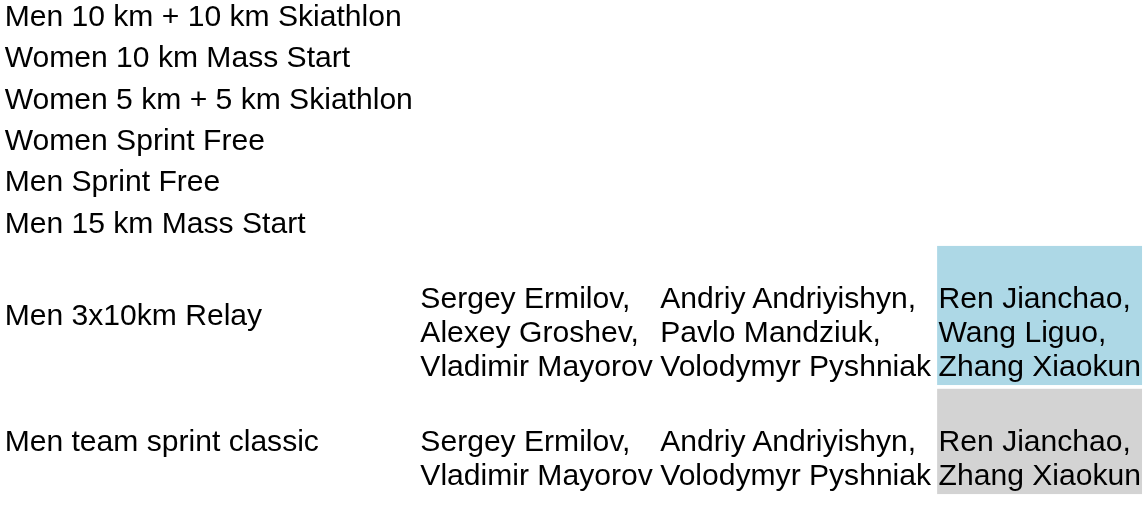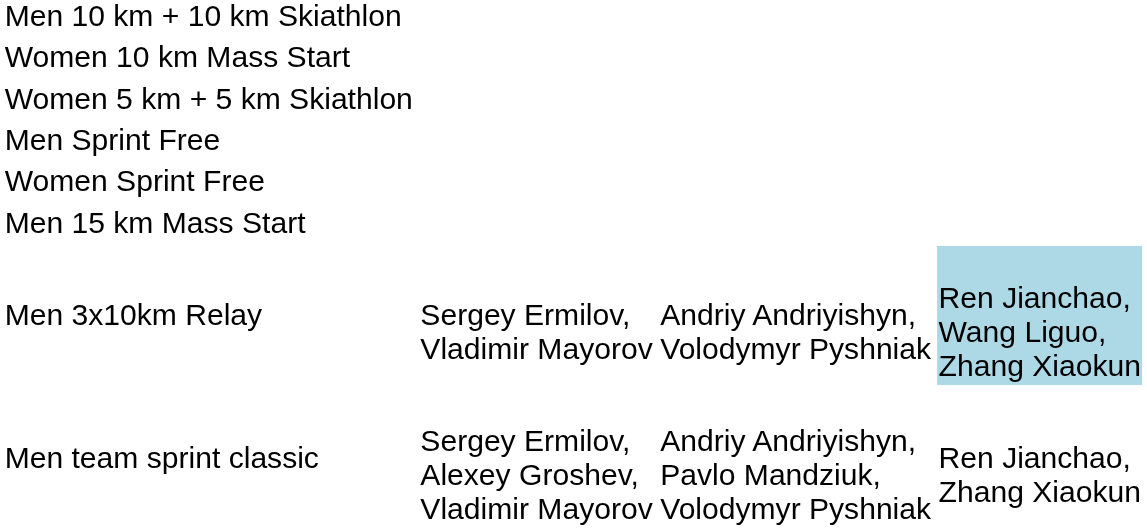rows swapped: (112, 181) <-> (135, 140)
(537, 331) Sergey Ermilov, Alexey Groshev, Vladimir Mayorov -> (537, 331) Sergey Ermilov, Vladimir Mayorov
(796, 331) Andriy Andriyishyn, Pavlo Mandziuk, Volodymyr Pyshniak -> (796, 331) Andriy Andriyishyn, Volodymyr Pyshniak
(537, 457) Sergey Ermilov, Vladimir Mayorov -> (537, 474) Sergey Ermilov, Alexey Groshev, Vladimir Mayorov
(796, 457) Andriy Andriyishyn, Volodymyr Pyshniak -> (796, 474) Andriy Andriyishyn, Pavlo Mandziuk, Volodymyr Pyshniak
(1040, 457) lightgrey background -> (1040, 474) no background
